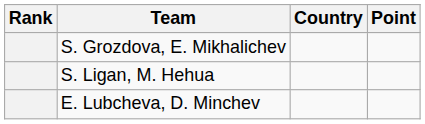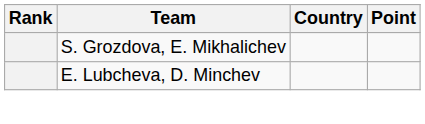- row: (137, 75)
